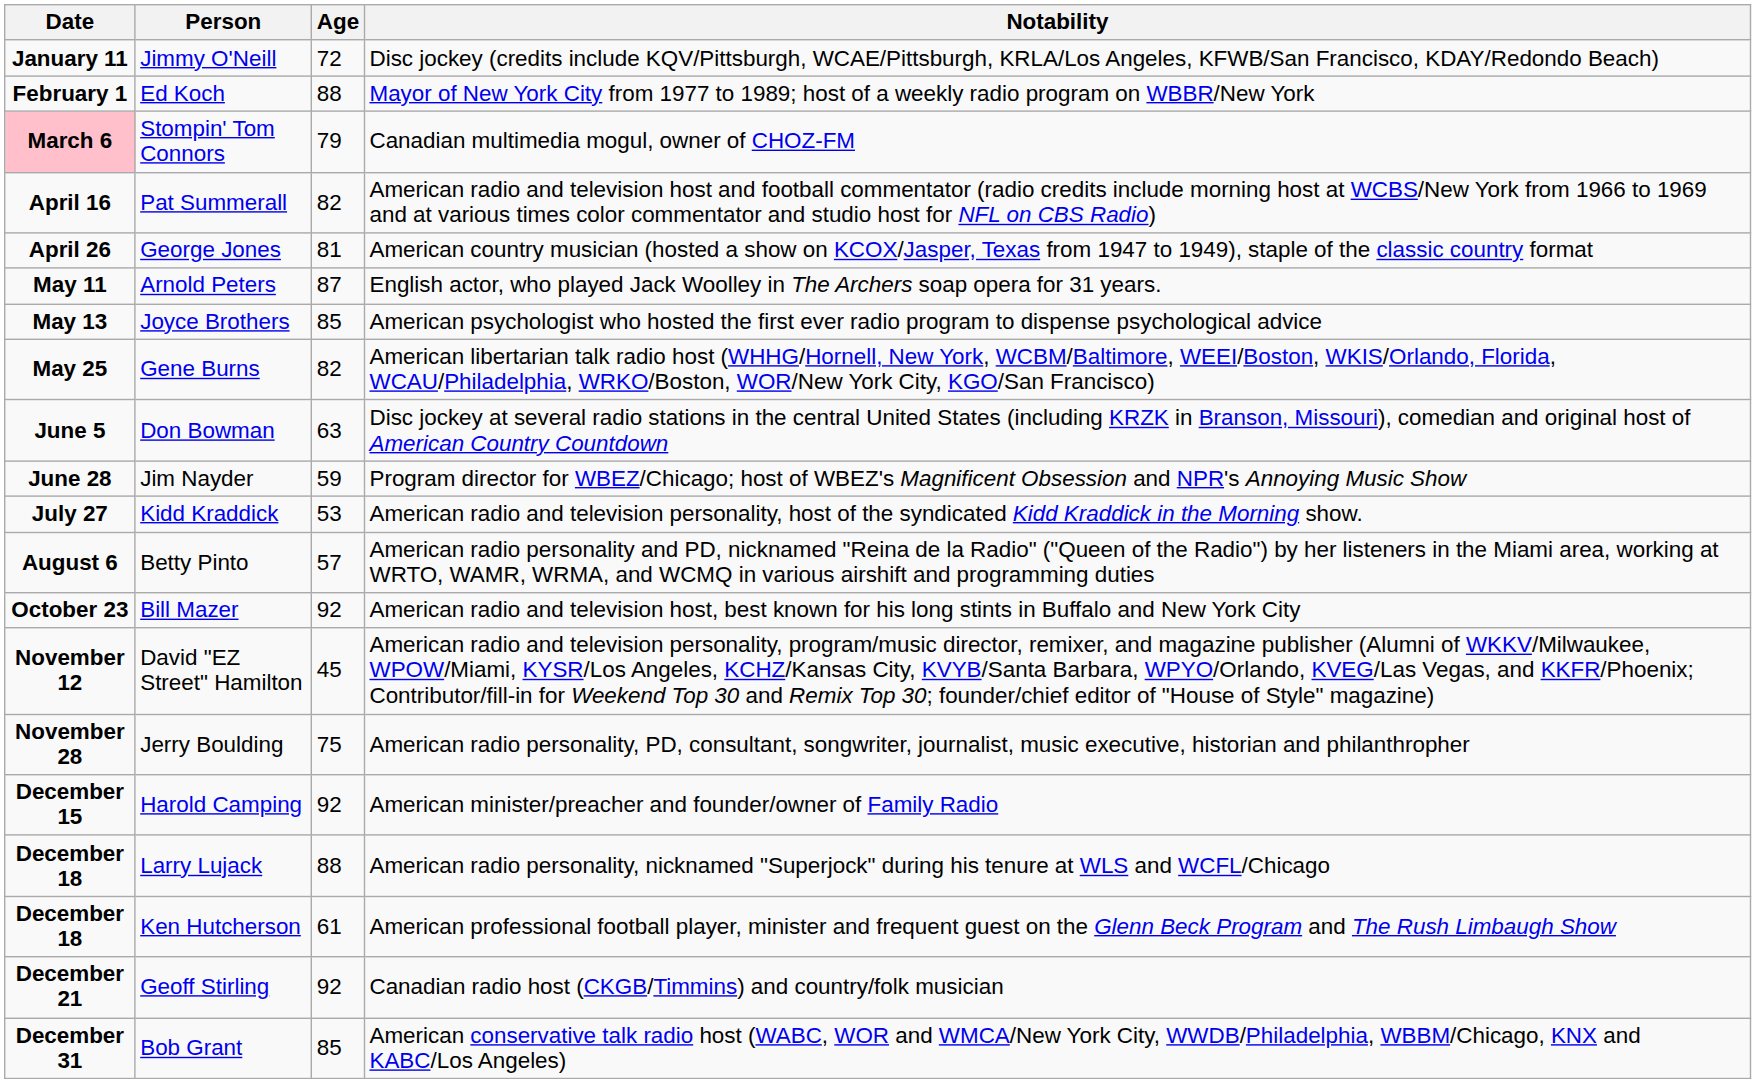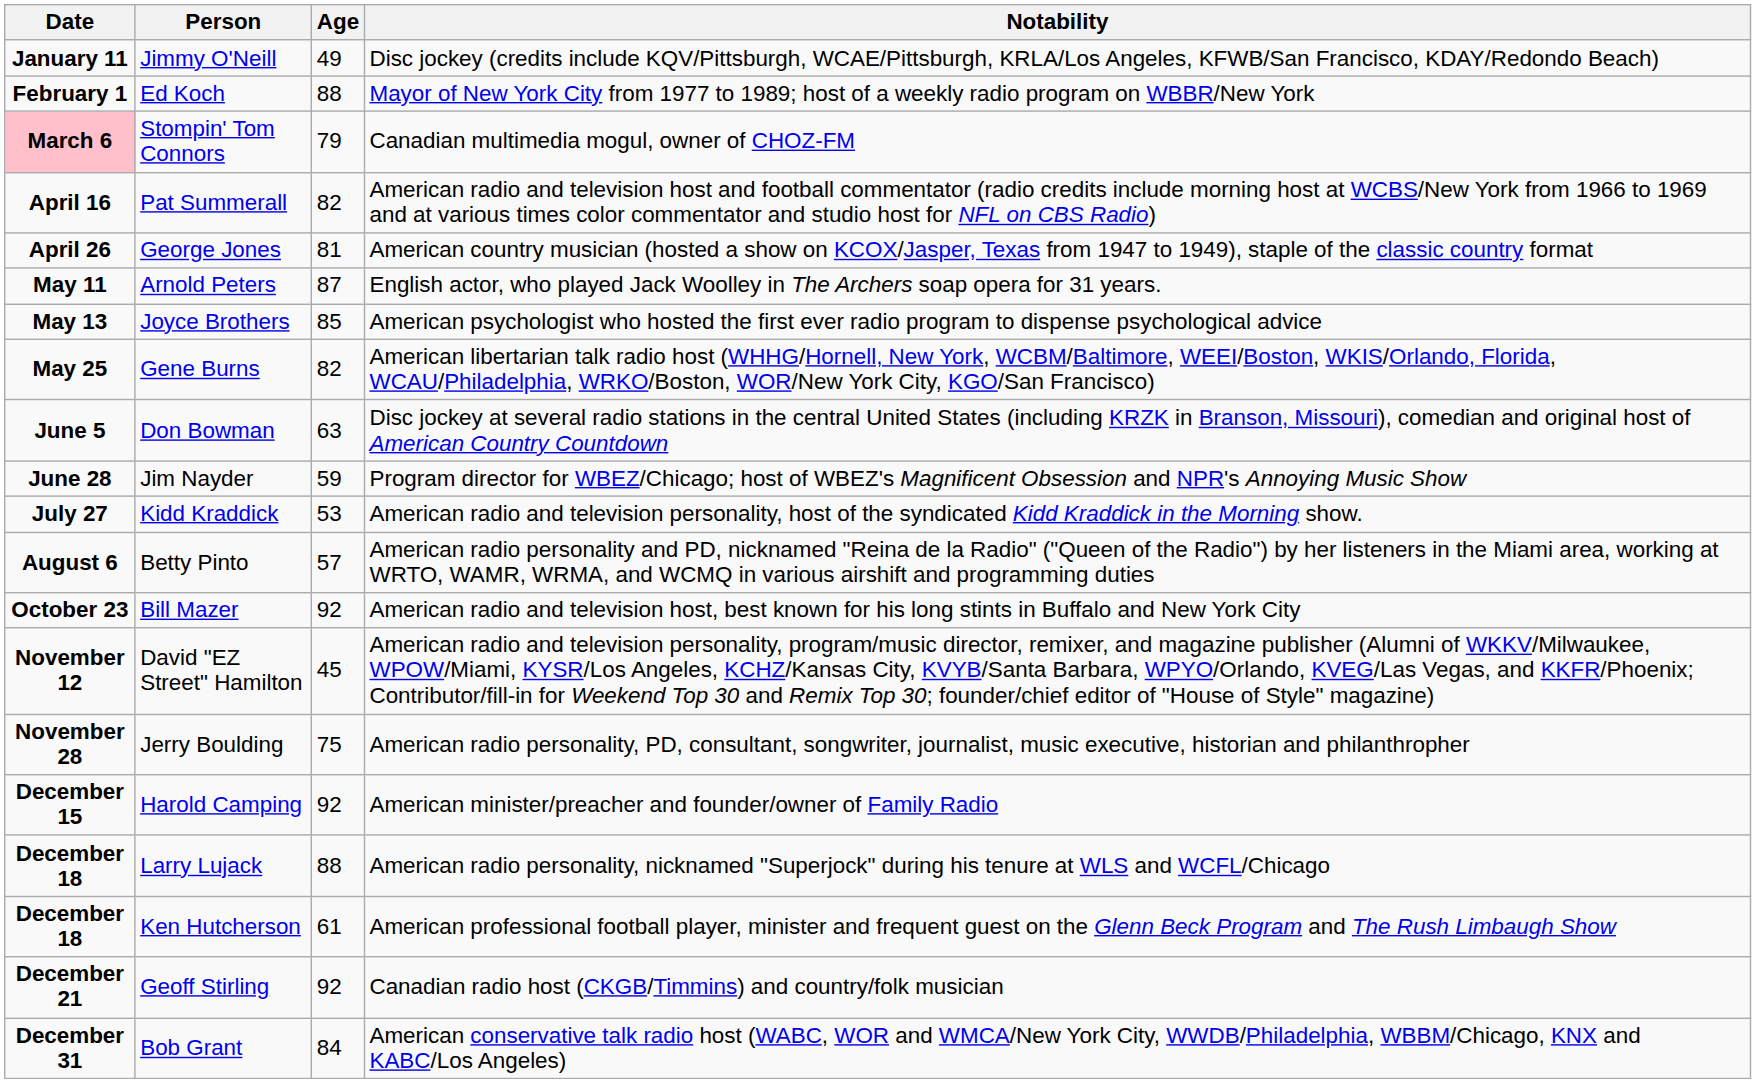(329, 57) 72 -> (329, 57) 49
(329, 1047) 85 -> (329, 1047) 84
